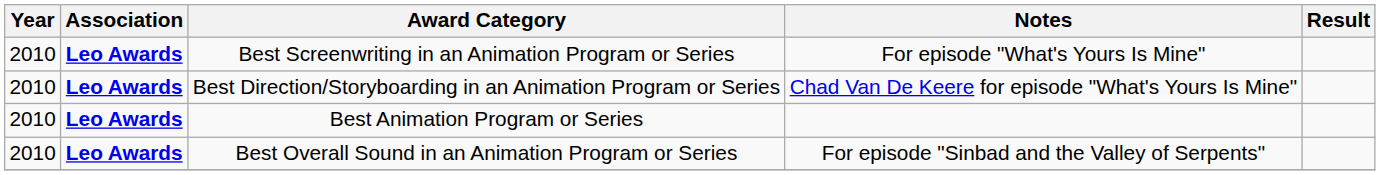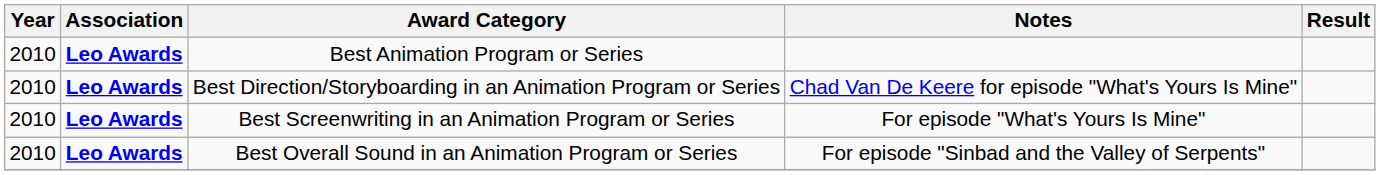rows swapped: (486, 119) <-> (486, 53)
